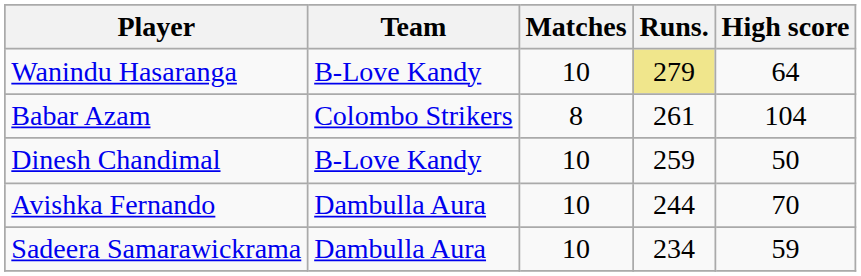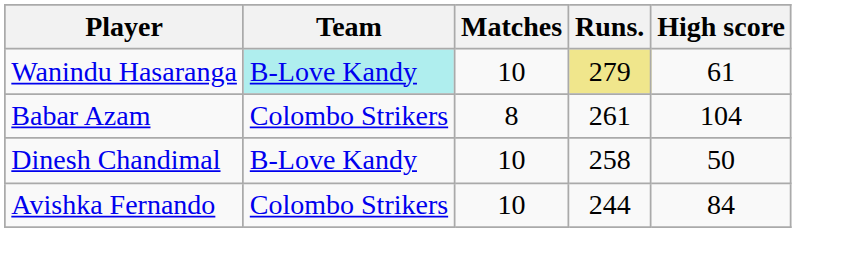(398, 71) no background -> (333, 71) paleturquoise background
(786, 71) 64 -> (721, 71) 61
(674, 159) 259 -> (610, 159) 258
(400, 204) Dambulla Aura -> (349, 204) Colombo Strikers
(786, 204) 70 -> (721, 204) 84
- row: (156, 248)
